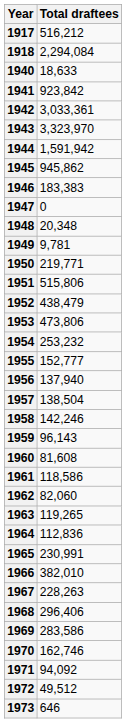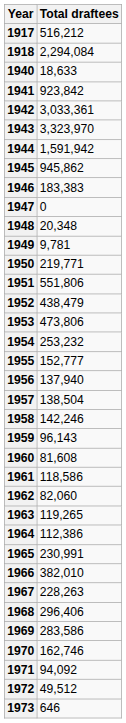(62, 284) 515,806 -> (62, 284) 551,806
(61, 534) 112,836 -> (61, 534) 112,386
